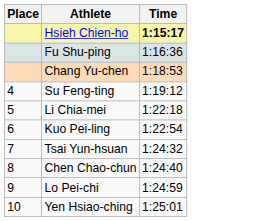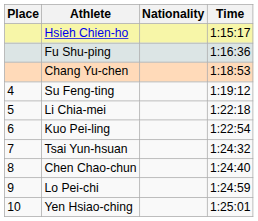+ column: (173, 14)
(163, 33) bold -> (230, 33) normal
